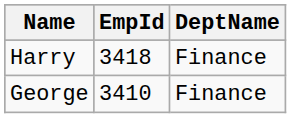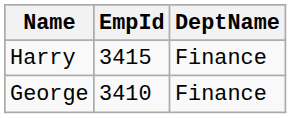(125, 58) 3418 -> (125, 58) 3415
